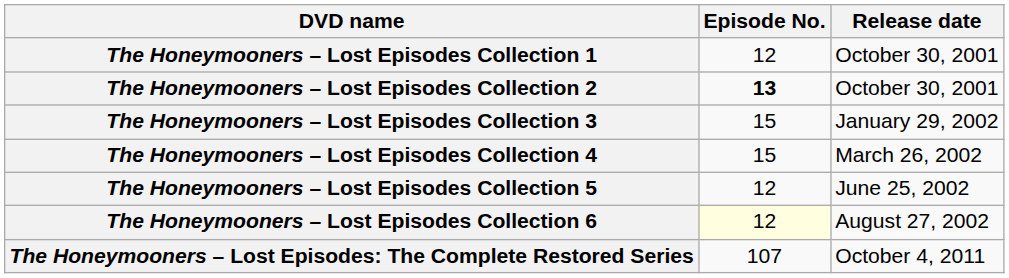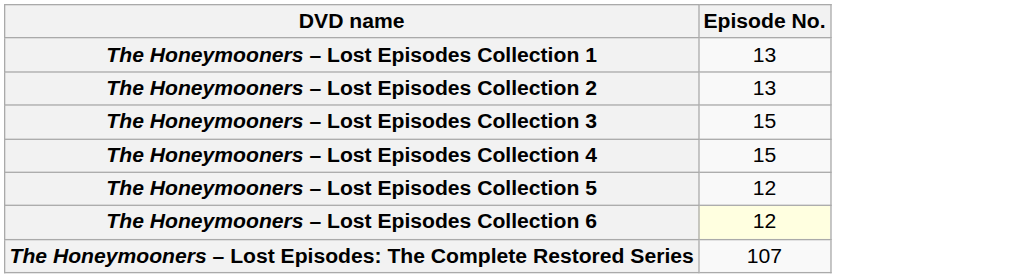- column: (917, 21)
(764, 54) 12 -> (764, 54) 13
(764, 88) bold -> (764, 88) normal
